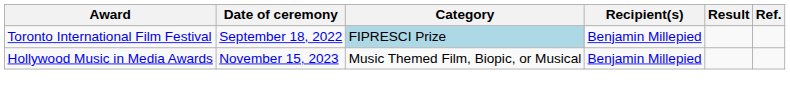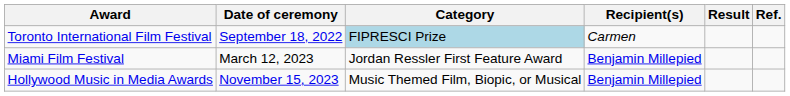(645, 36) Benjamin Millepied -> (612, 36) Carmen
+ row: (66, 58)
